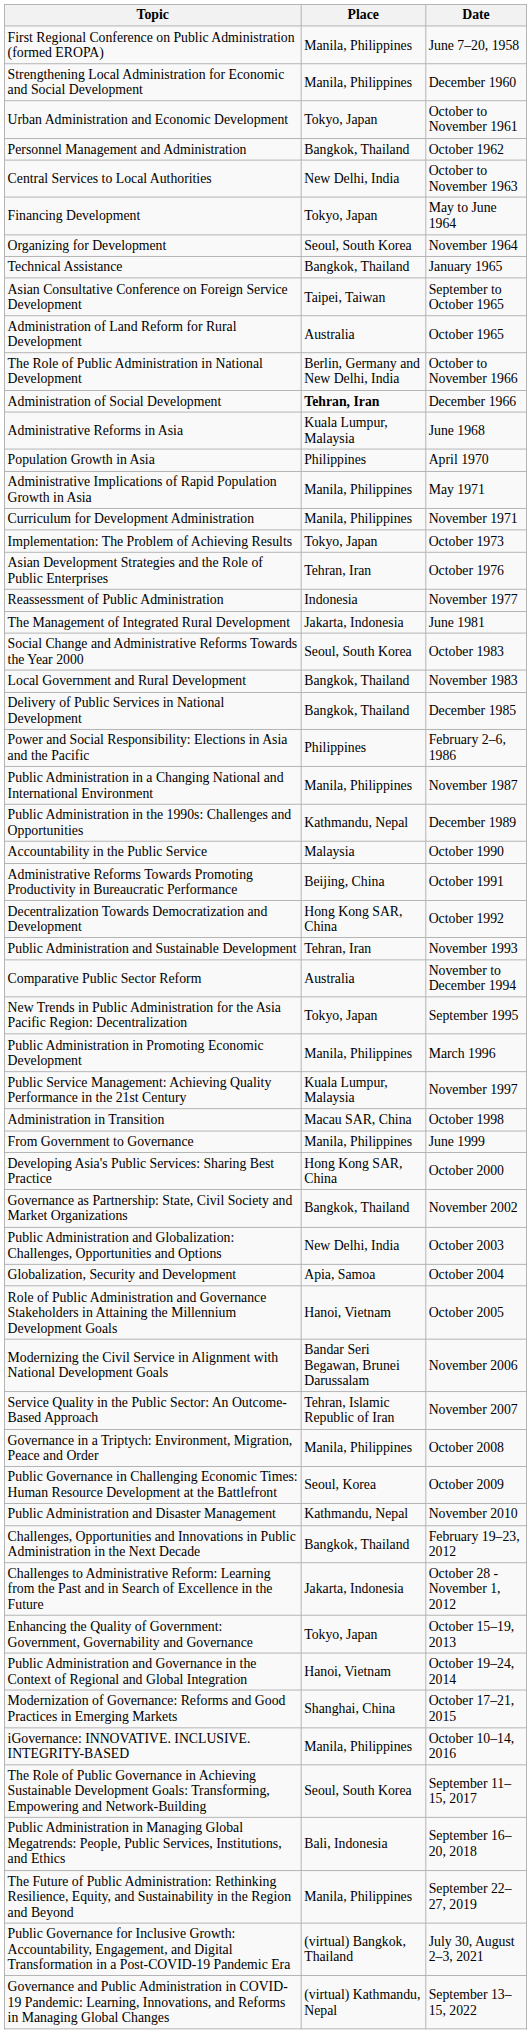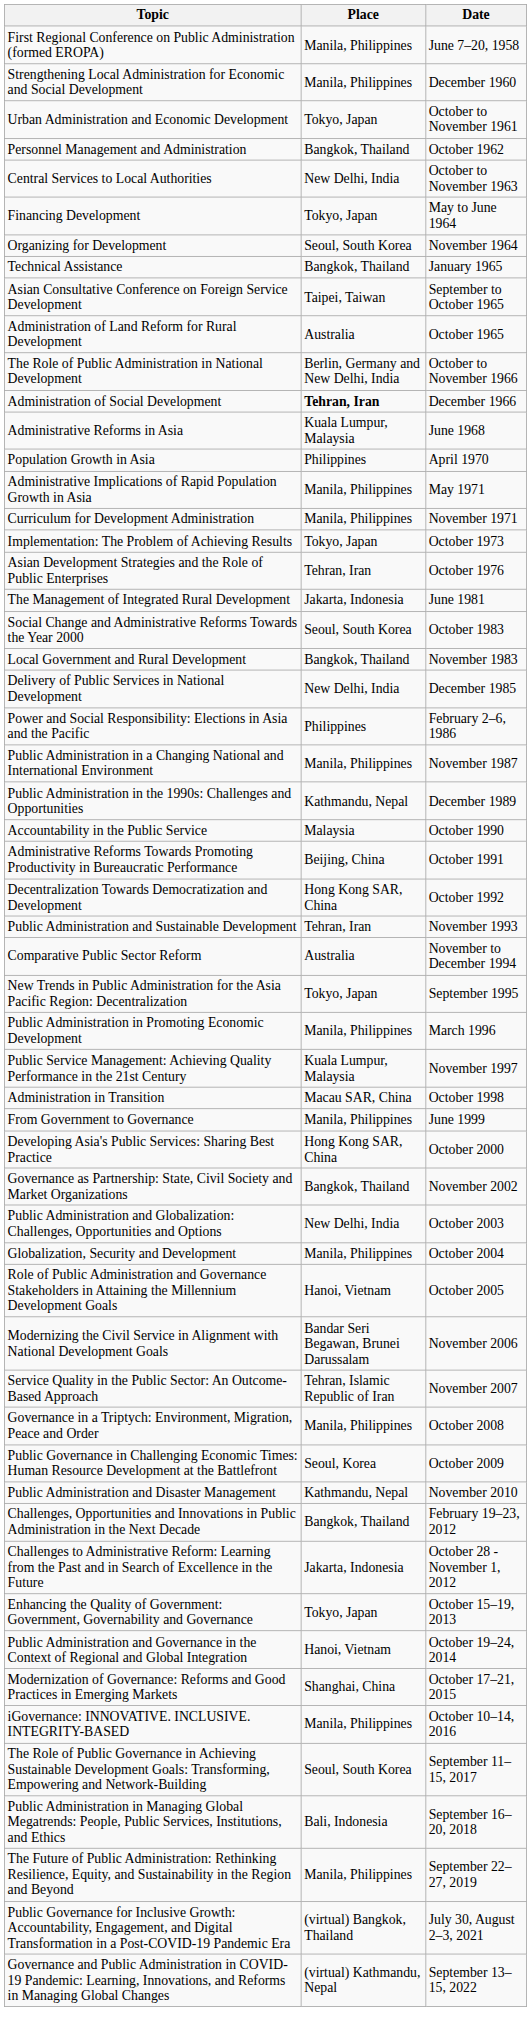- row: (116, 600)
(357, 710) Bangkok, Thailand -> (352, 689) New Delhi, India
(340, 1275) Apia, Samoa -> (358, 1253) Manila, Philippines
